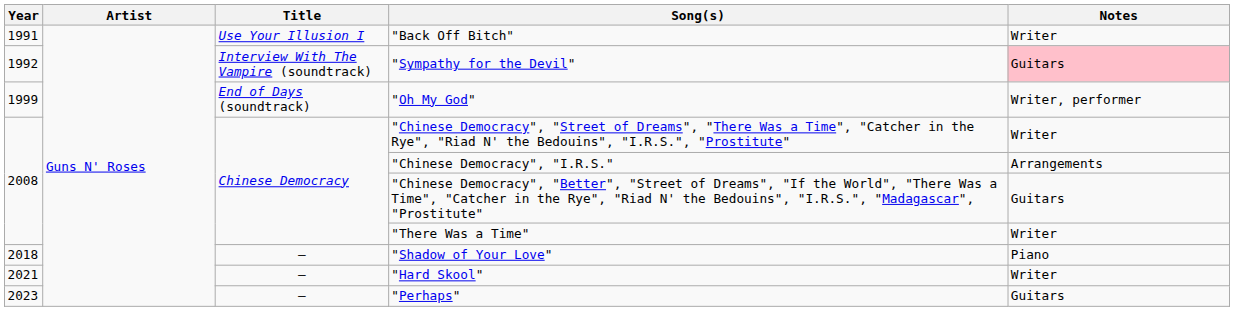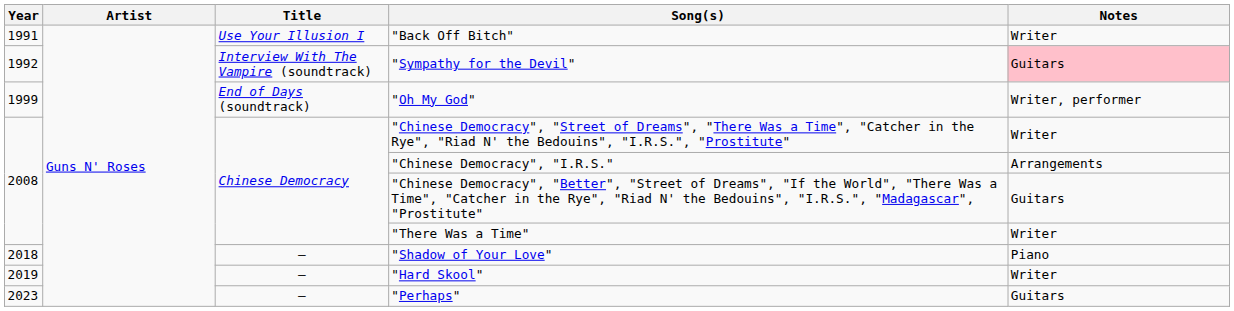(23, 275) 2021 -> (23, 275) 2019
